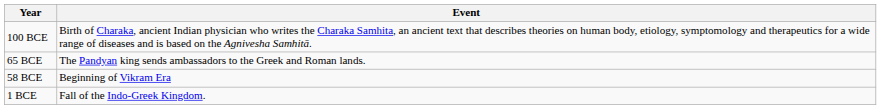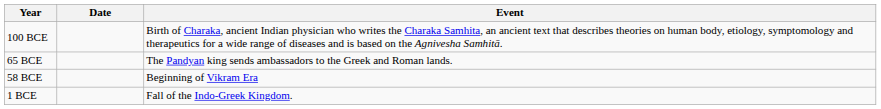+ column: (100, 13)
